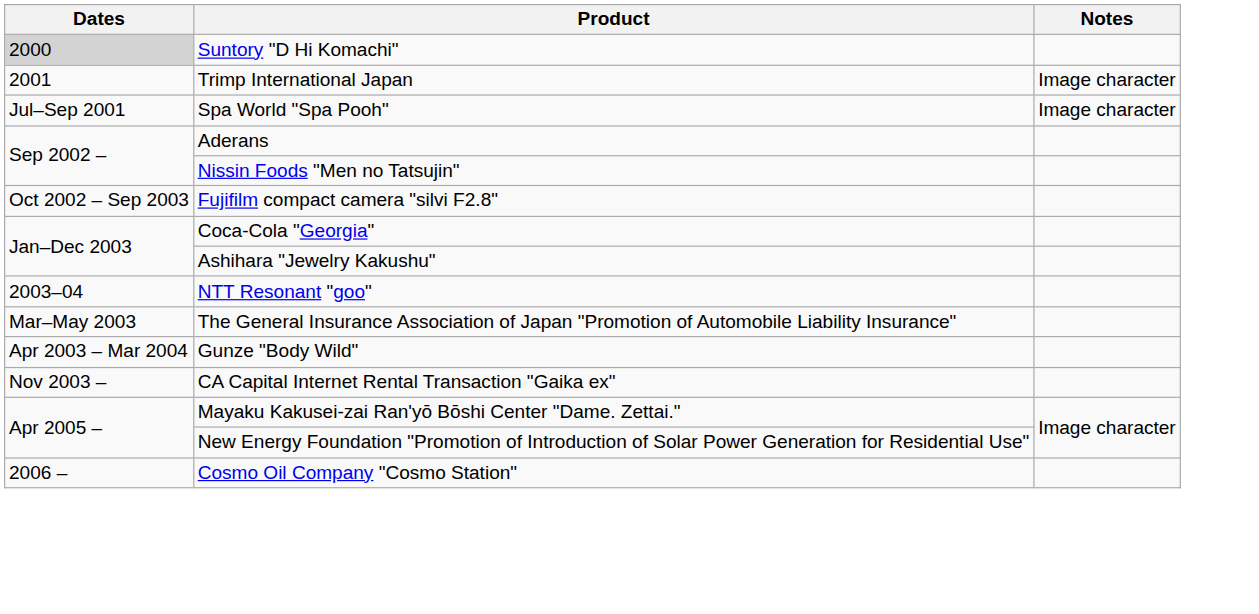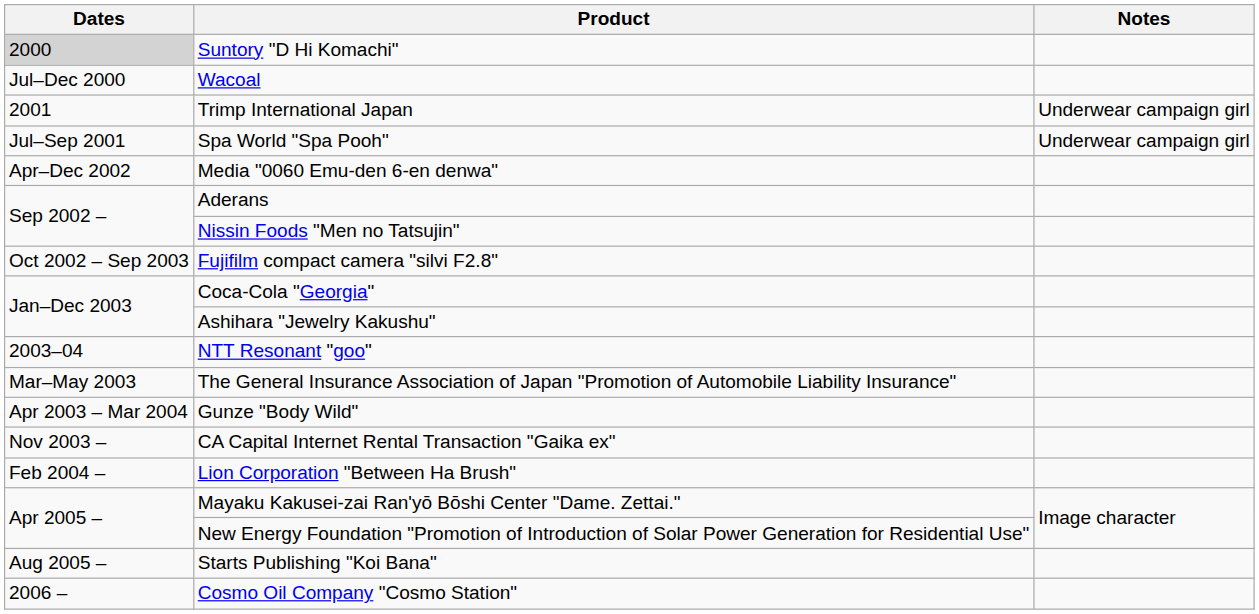+ row: (229, 79)
(1107, 79) Image character -> (1144, 110) Underwear campaign girl
(1107, 110) Image character -> (1144, 140) Underwear campaign girl
+ row: (348, 170)
+ row: (357, 472)
+ row: (317, 563)
